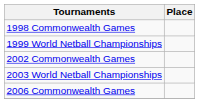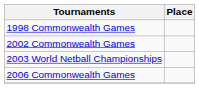- row: (84, 43)
